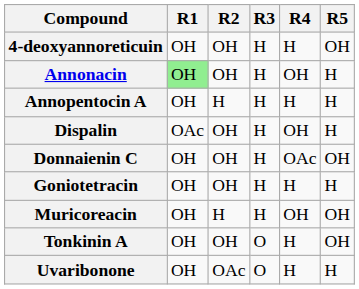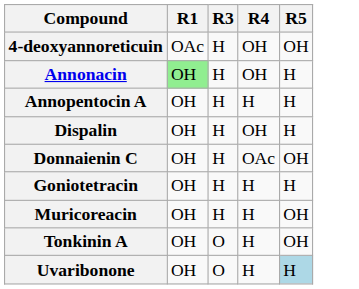- column: (229, 18)
(184, 46) OH -> (188, 46) OAc
(290, 46) H -> (255, 46) OH
(188, 130) OAc -> (184, 130) OH
(296, 213) OH -> (248, 213) H
(331, 269) no background -> (290, 269) lightblue background
